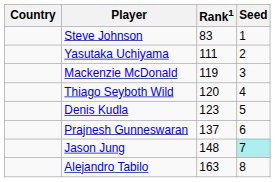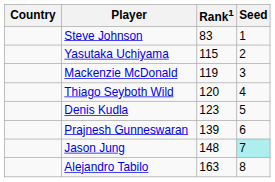(208, 54) 111 -> (209, 54) 115
(209, 129) 137 -> (209, 129) 139
